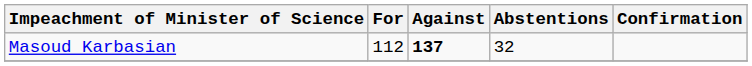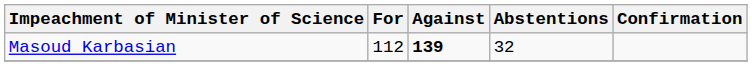(428, 47) 137 -> (428, 47) 139
